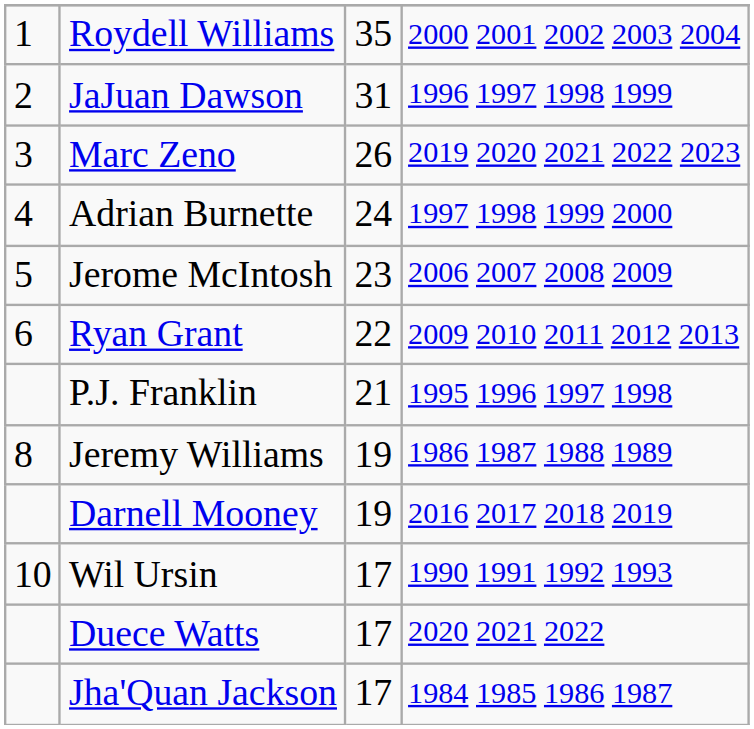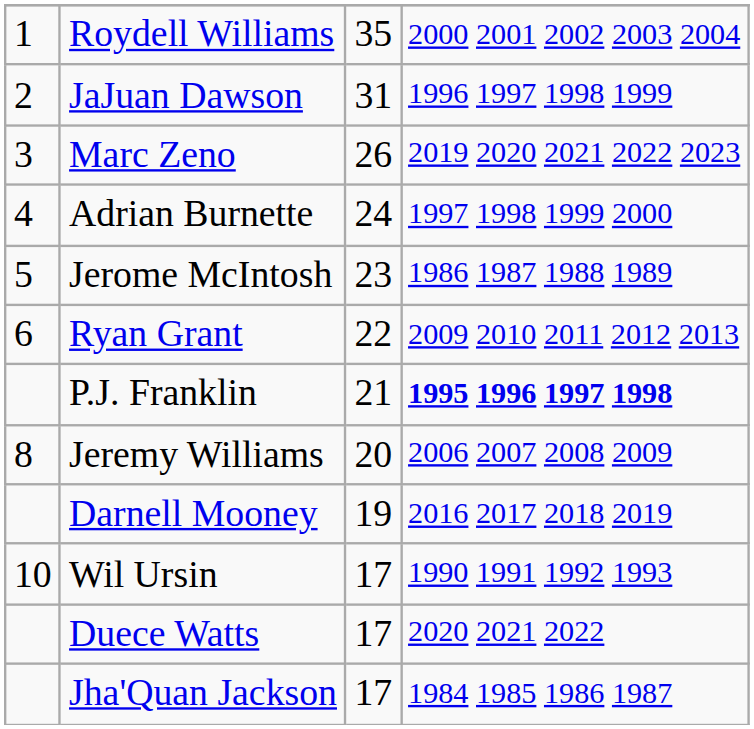(540, 273) 2006 2007 2008 2009 -> (540, 273) 1986 1987 1988 1989
(540, 393) normal -> (540, 393) bold
(373, 453) 19 -> (373, 453) 20
(540, 453) 1986 1987 1988 1989 -> (540, 453) 2006 2007 2008 2009
